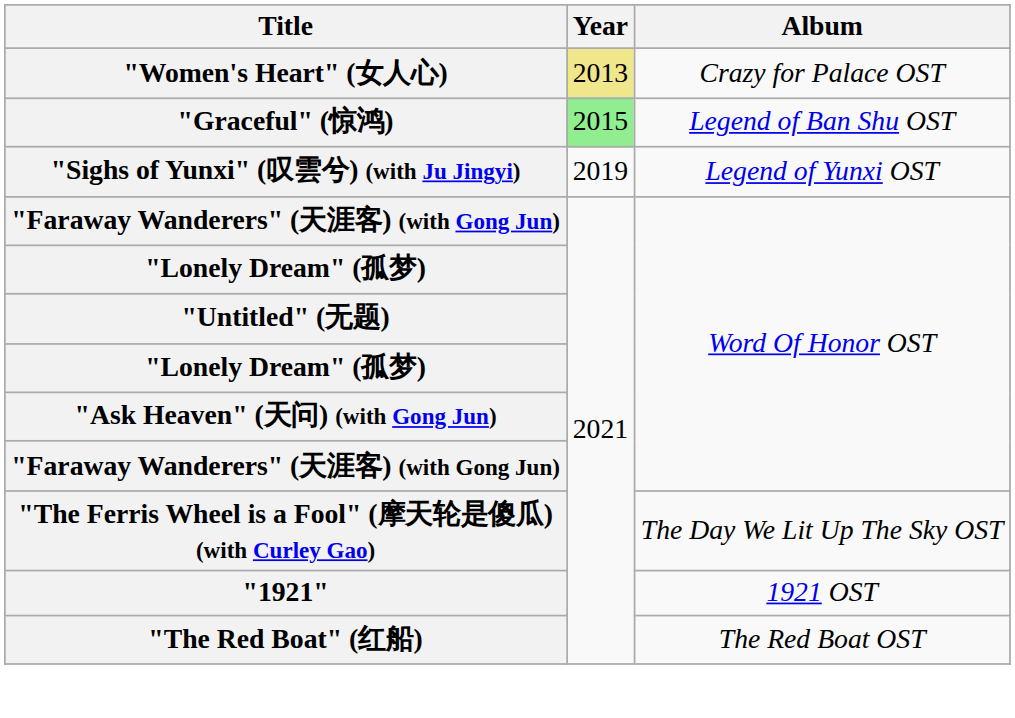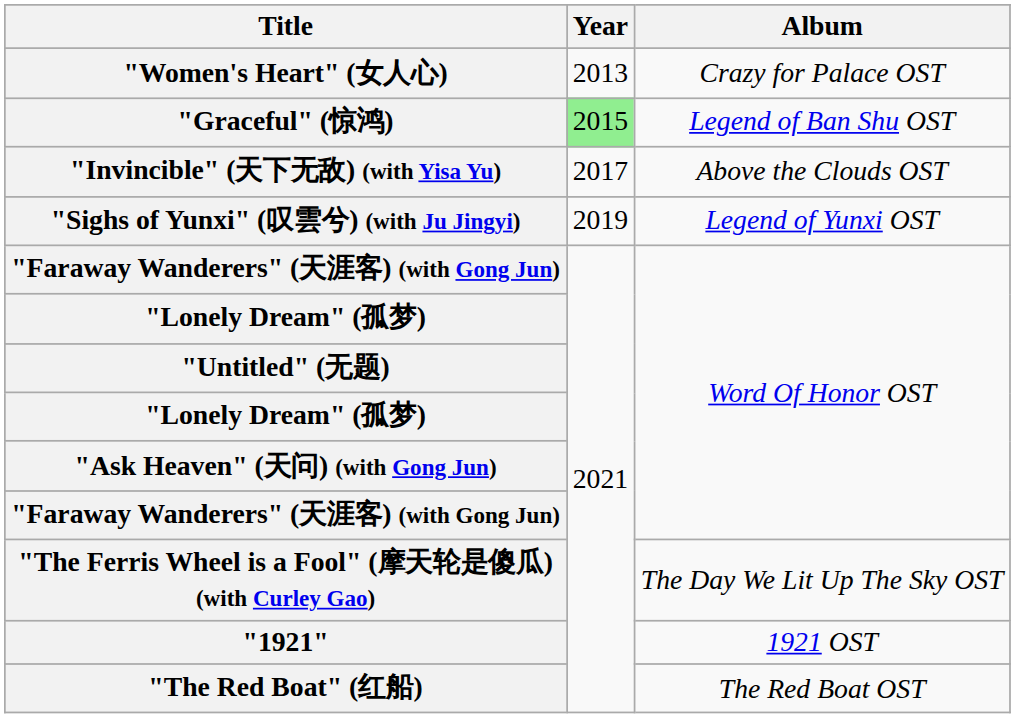(600, 72) khaki background -> (600, 72) no background
+ row: (286, 170)
